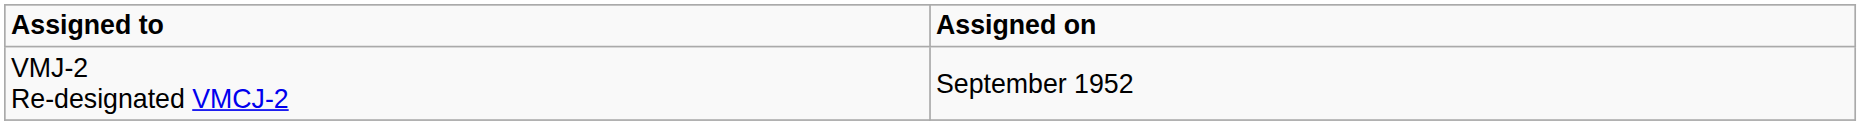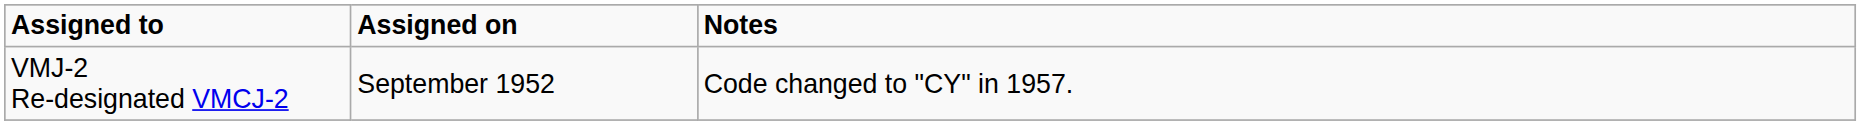+ column: (741, 25)
